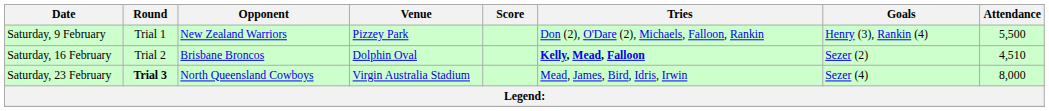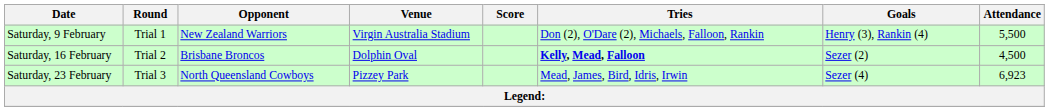(381, 35) Pizzey Park -> (411, 35) Virgin Australia Stadium
(1012, 55) 4,510 -> (1012, 55) 4,500
(150, 75) bold -> (150, 75) normal
(411, 75) Virgin Australia Stadium -> (381, 75) Pizzey Park
(1012, 75) 8,000 -> (1012, 75) 6,923
